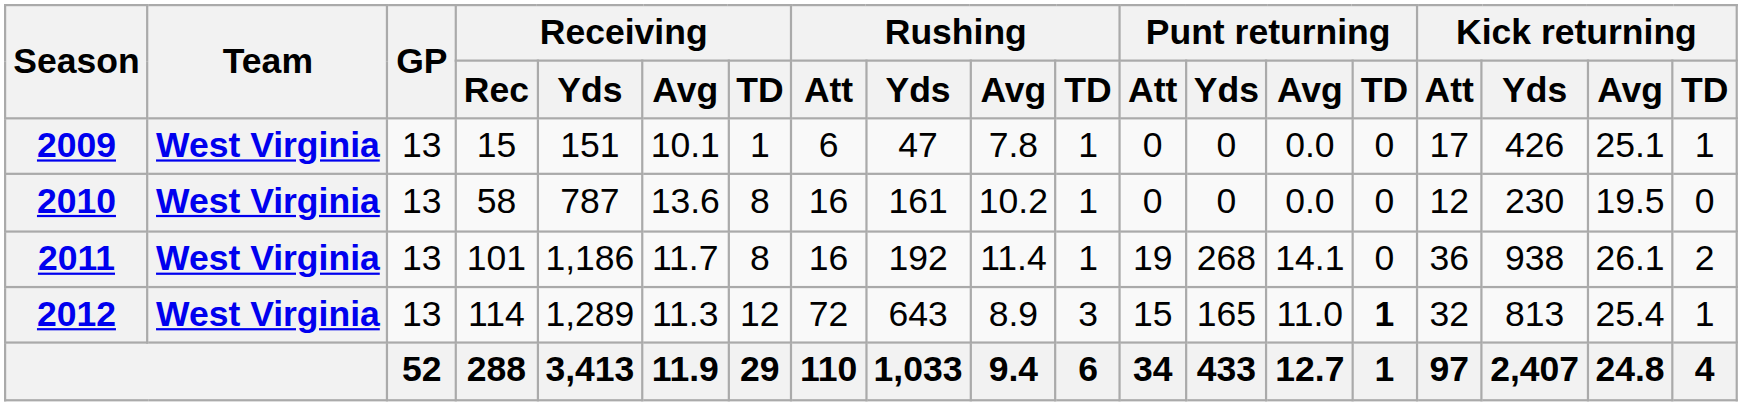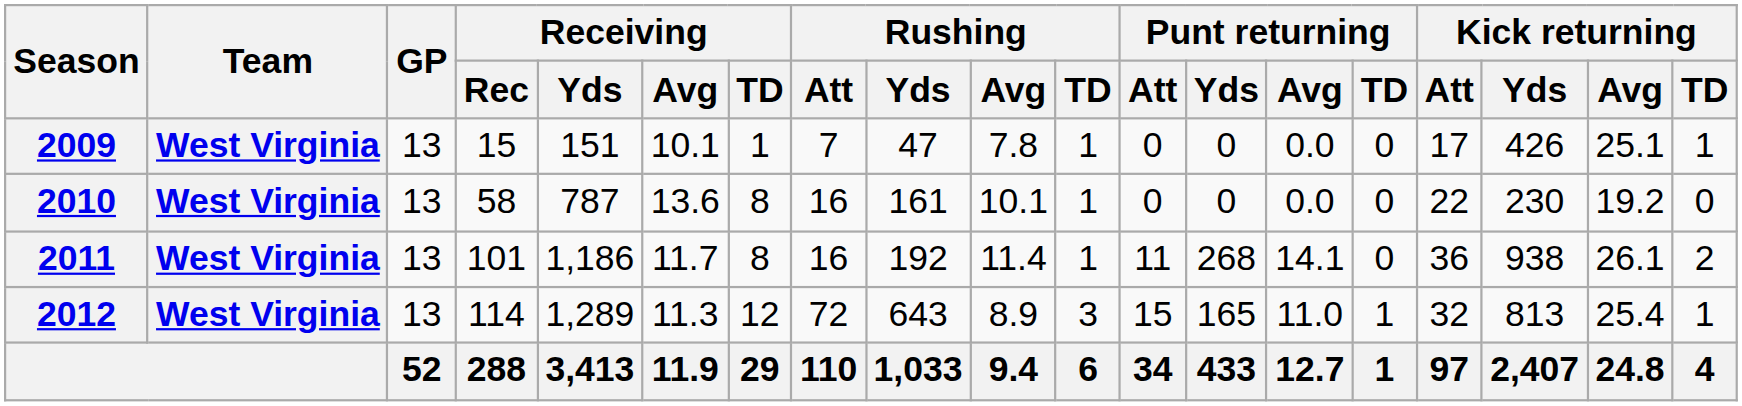(829, 145) 6 -> (829, 145) 7
(1013, 201) 10.2 -> (1013, 201) 10.1
(1449, 201) 12 -> (1449, 201) 22
(1630, 201) 19.5 -> (1630, 201) 19.2
(1153, 257) 19 -> (1153, 257) 11
(1384, 314) bold -> (1384, 314) normal
